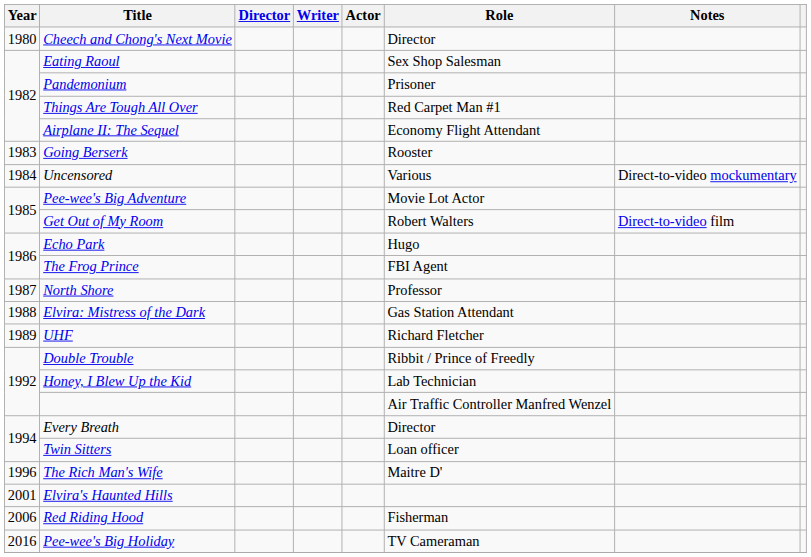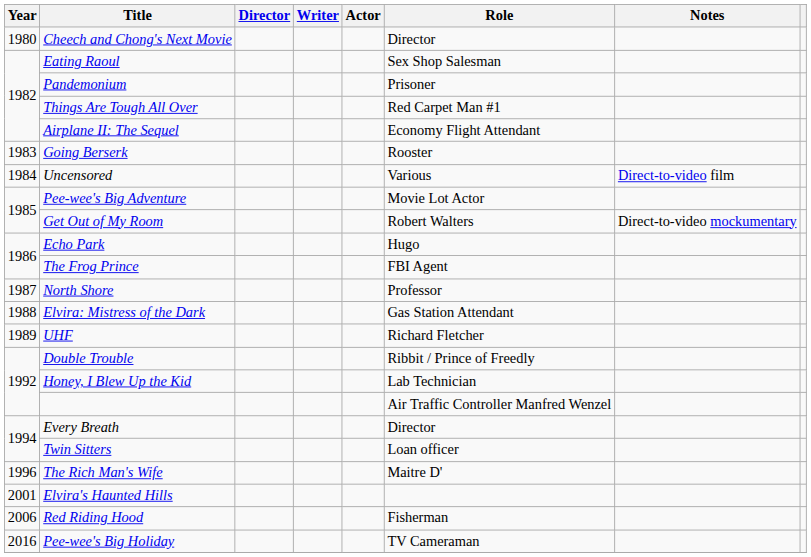(707, 175) Direct-to-video mockumentary -> (676, 175) Direct-to-video film
(676, 221) Direct-to-video film -> (707, 221) Direct-to-video mockumentary
